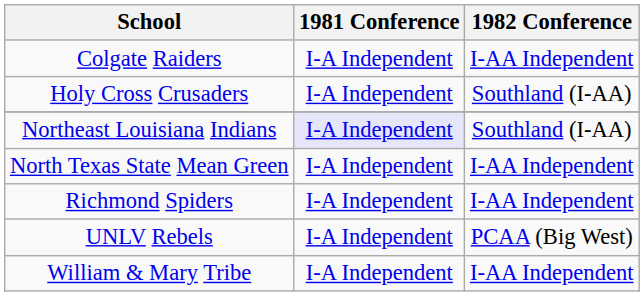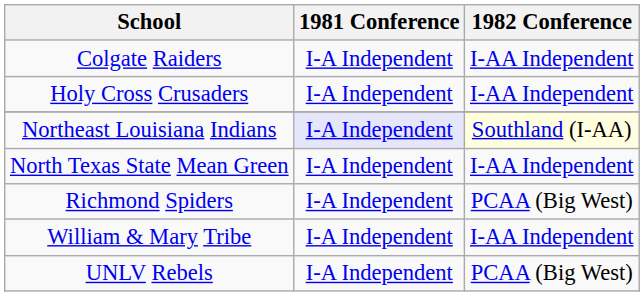(552, 93) Southland (I-AA) -> (552, 93) I-AA Independent
(552, 129) no background -> (552, 129) lightyellow background
(552, 201) I-AA Independent -> (552, 201) PCAA (Big West)
rows swapped: (149, 237) <-> (149, 272)
